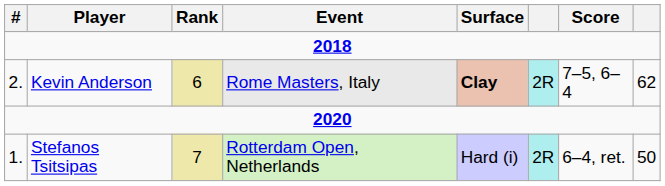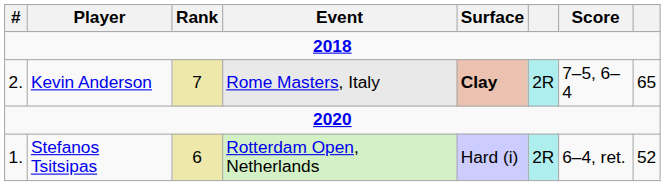(197, 82) 6 -> (197, 82) 7
(646, 82) 62 -> (646, 82) 65
(197, 156) 7 -> (197, 156) 6
(646, 156) 50 -> (646, 156) 52
